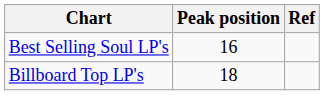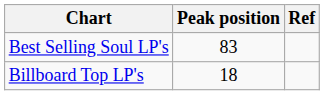(229, 47) 16 -> (229, 47) 83
